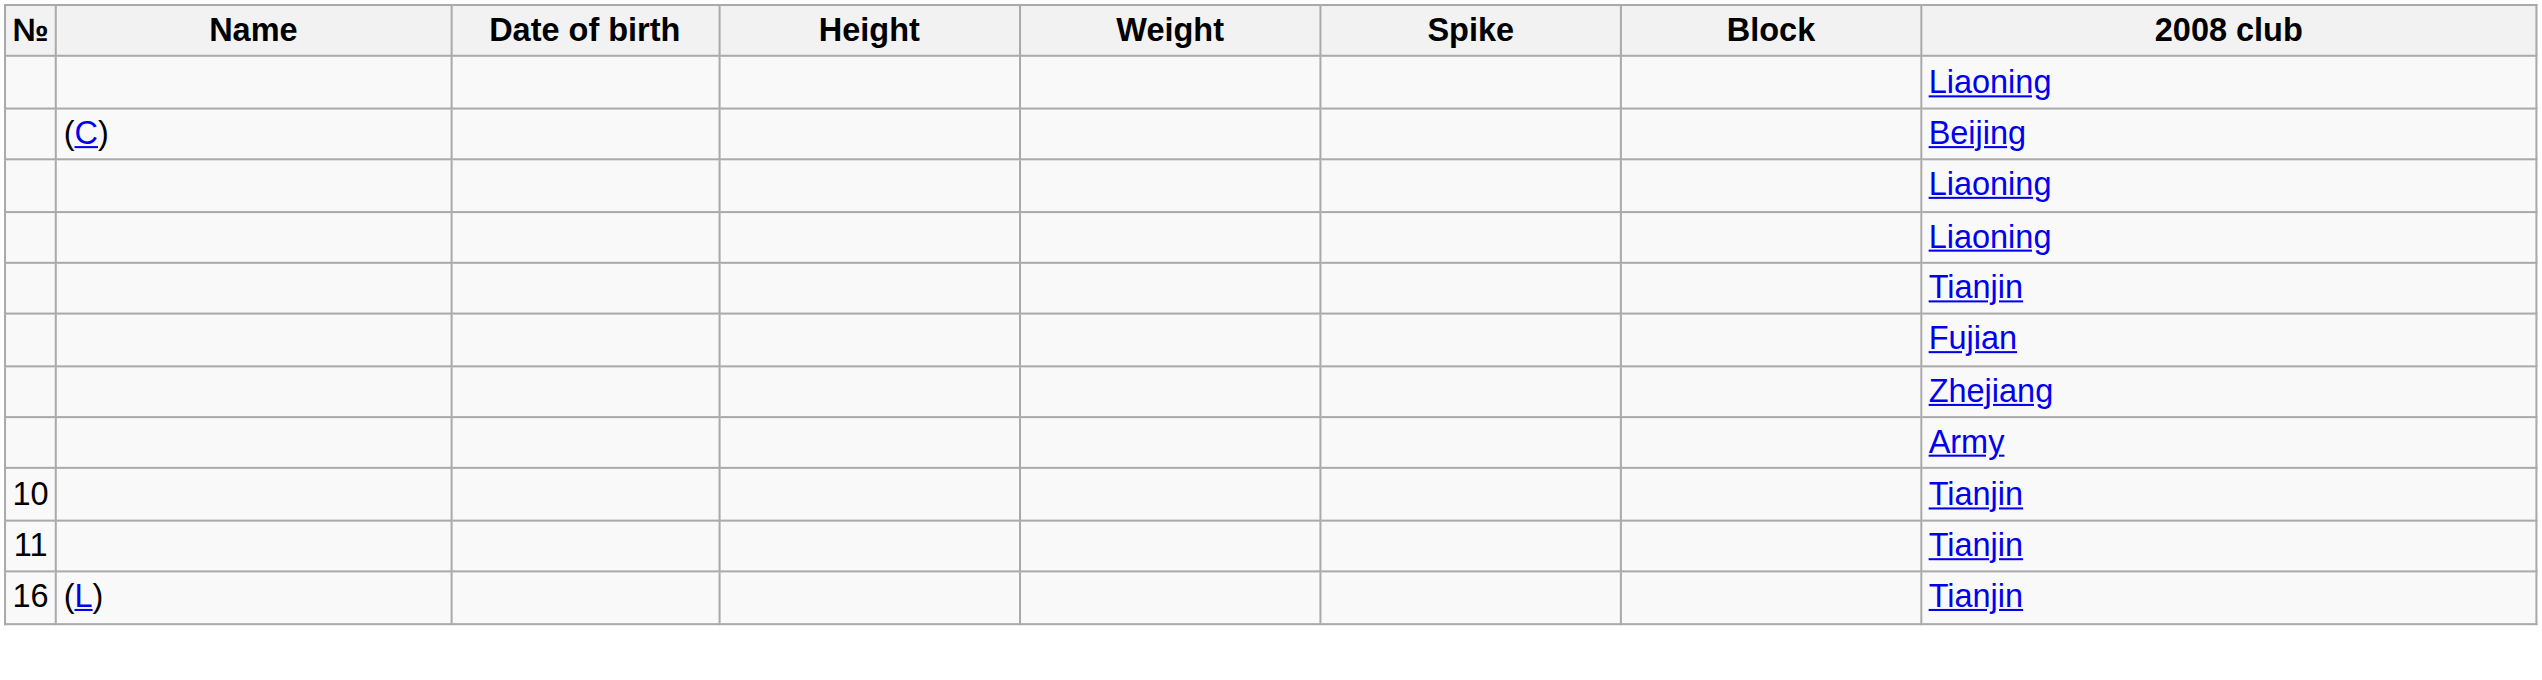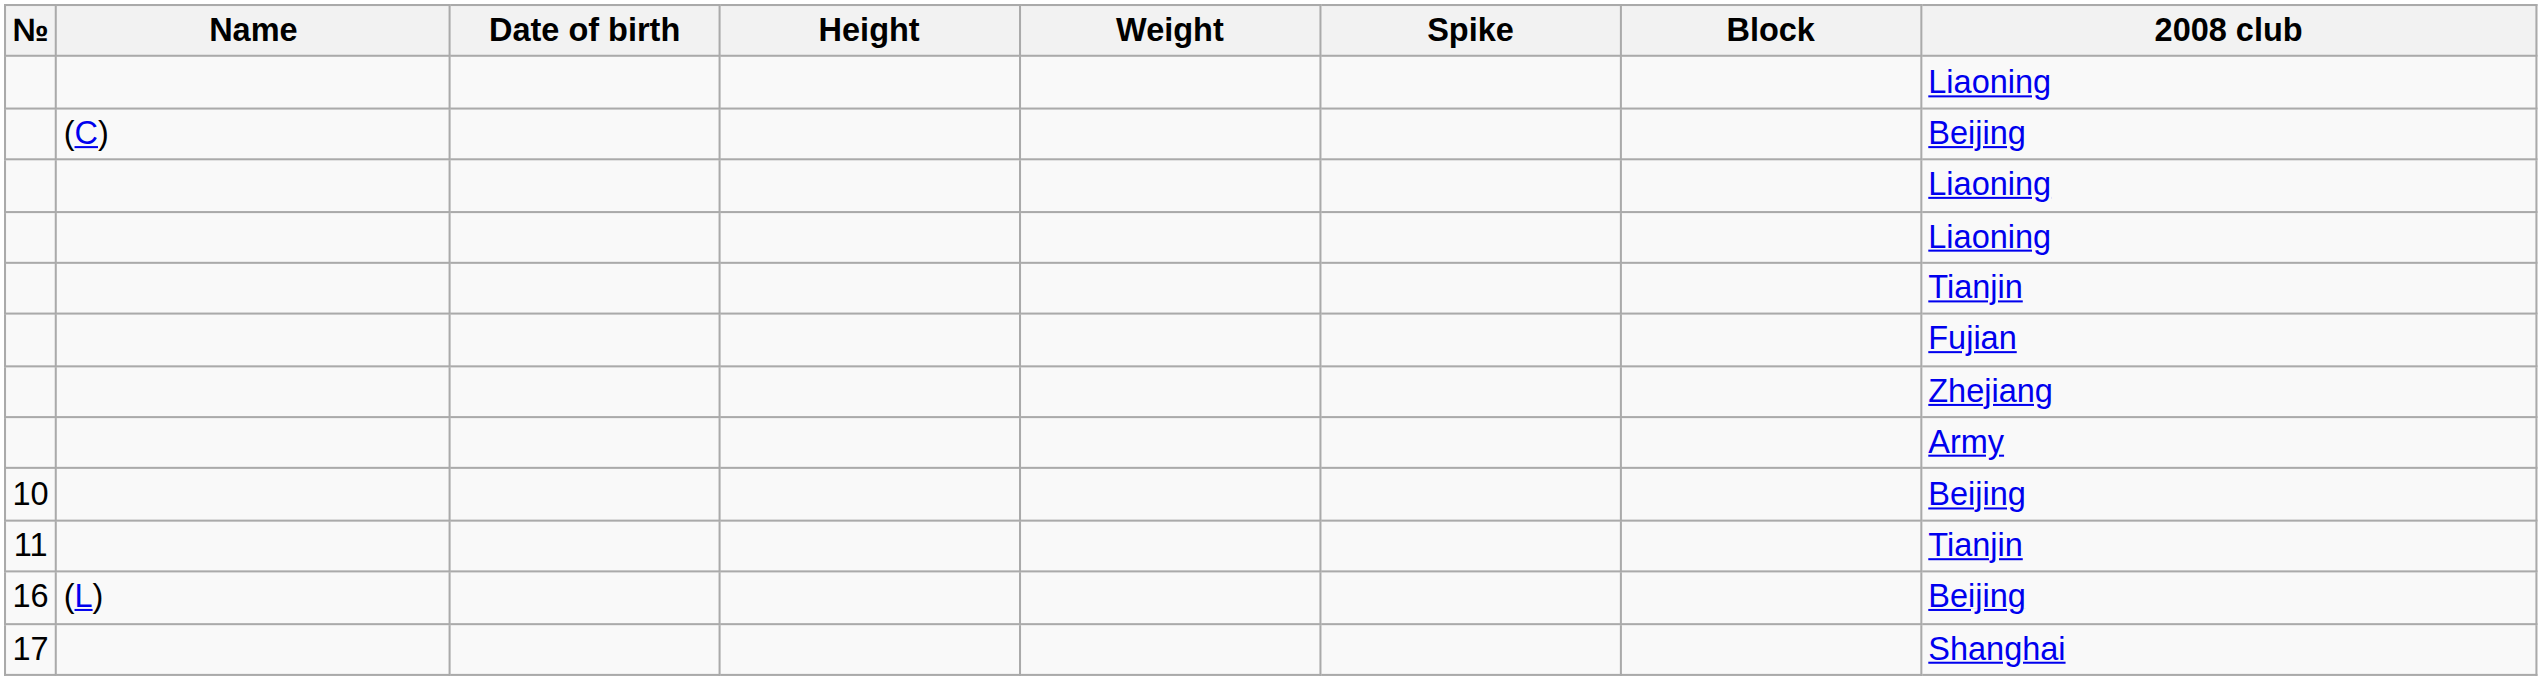(1976, 493) Tianjin -> (1977, 493) Beijing
(1976, 596) Tianjin -> (1977, 596) Beijing
+ row: (31, 648)
